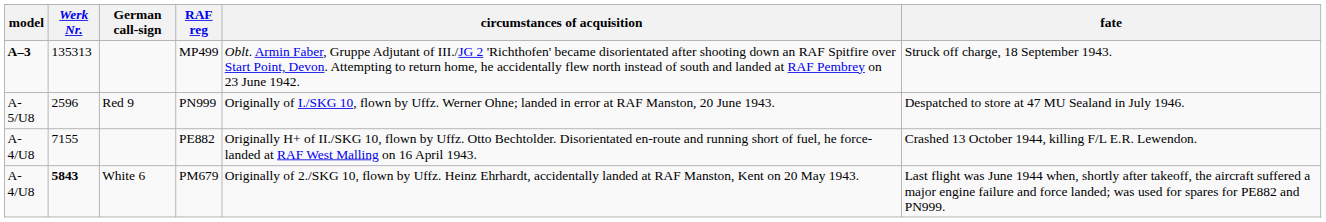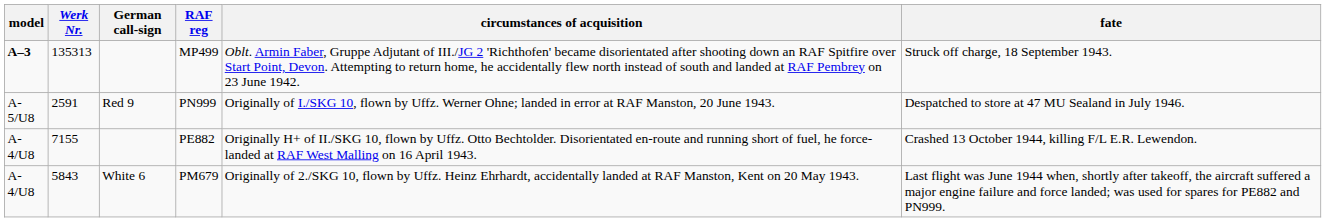(65, 103) 2596 -> (65, 103) 2591
(65, 176) bold -> (65, 176) normal
